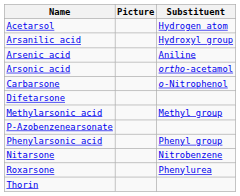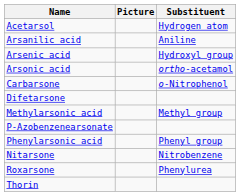(196, 40) Hydroxyl group -> (177, 40) Aniline
(177, 55) Aniline -> (196, 55) Hydroxyl group
